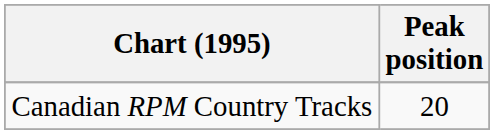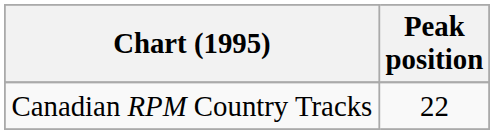(434, 105) 20 -> (434, 105) 22
